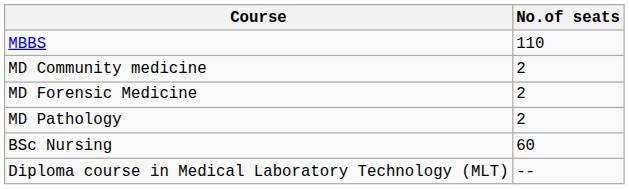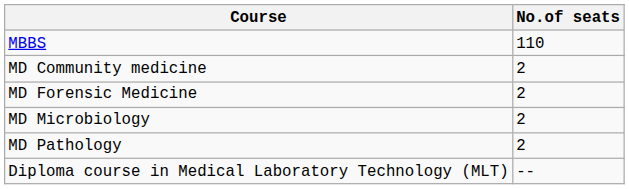+ row: (79, 120)
- row: (60, 146)
